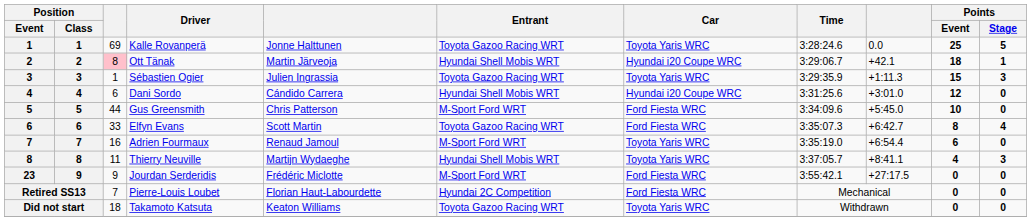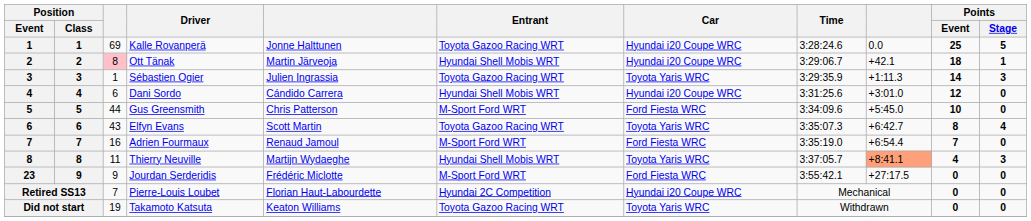(668, 45) Toyota Yaris WRC -> (684, 45) Hyundai i20 Coupe WRC
(955, 77) 15 -> (955, 77) 14
(115, 126) 33 -> (115, 126) 43
(666, 126) Ford Fiesta WRC -> (668, 126) Toyota Yaris WRC
(668, 142) Toyota Yaris WRC -> (666, 142) Ford Fiesta WRC
(955, 142) 6 -> (955, 142) 7
(886, 159) no background -> (886, 159) lightsalmon background
(666, 191) Ford Fiesta WRC -> (684, 191) Hyundai i20 Coupe WRC
(115, 208) 18 -> (115, 208) 19
